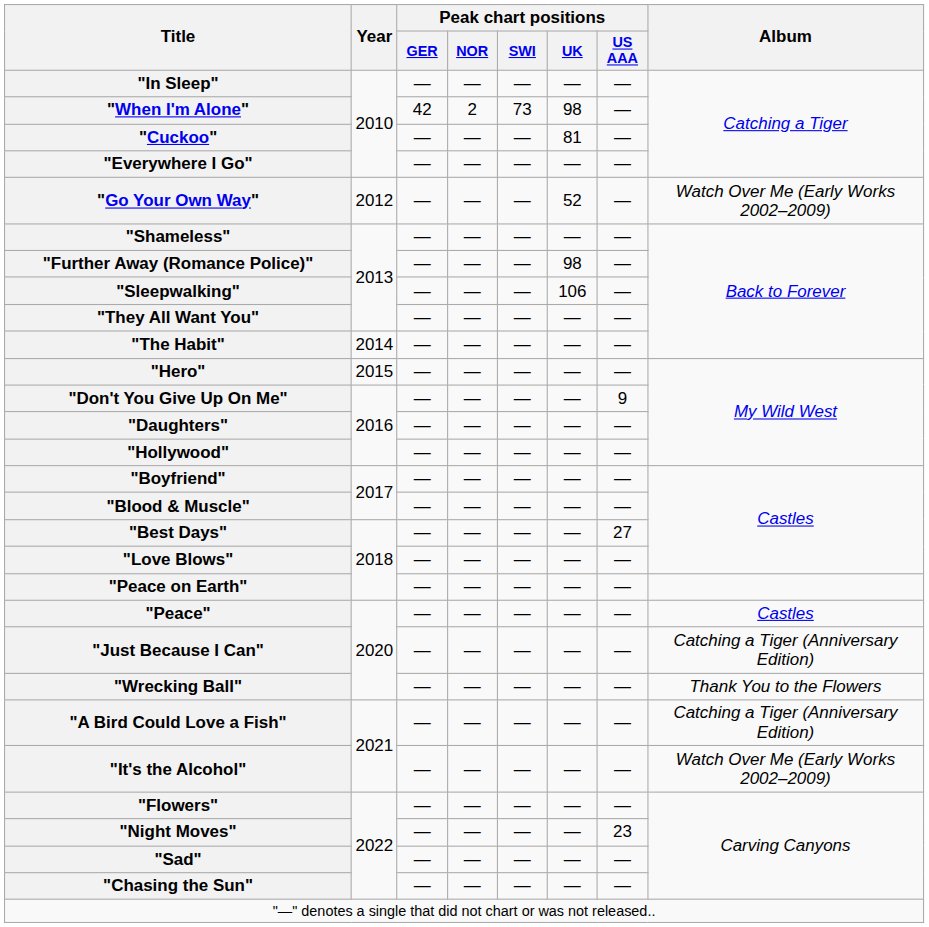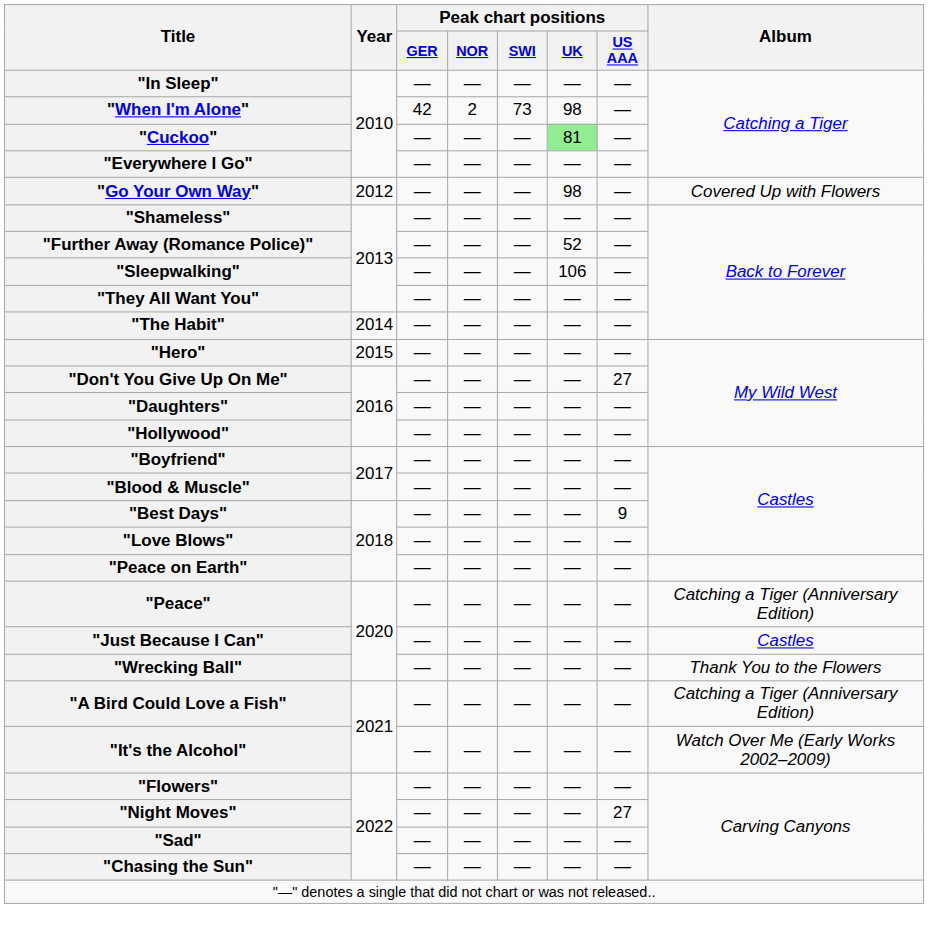(572, 137) no background -> (572, 137) lightgreen background
(572, 200) 52 -> (572, 191) 98
(785, 200) Watch Over Me (Early Works 2002–2009) -> (785, 191) Covered Up with Flowers
(572, 263) 98 -> (572, 244) 52
(622, 398) 9 -> (622, 379) 27
(622, 532) 27 -> (622, 513) 9
(785, 613) Castles -> (785, 604) Catching a Tiger (Anniversary Edition)
(785, 650) Catching a Tiger (Anniversary Edition) -> (785, 640) Castles
(622, 832) 23 -> (622, 813) 27
